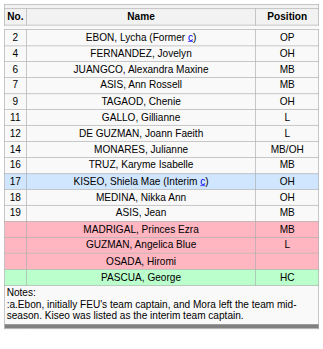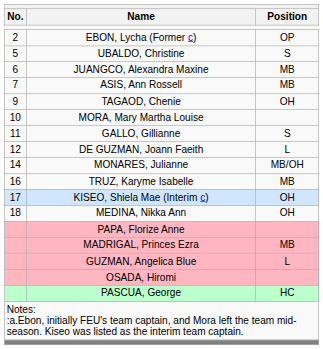- row: (15, 53)
+ row: (15, 53)
+ row: (15, 117)
(287, 117) L -> (287, 133) S
- row: (15, 213)
+ row: (15, 229)
